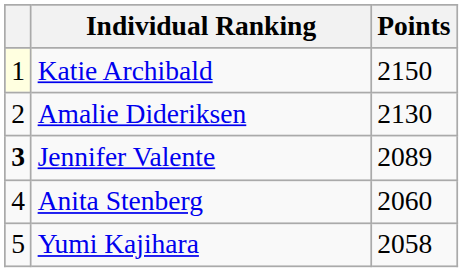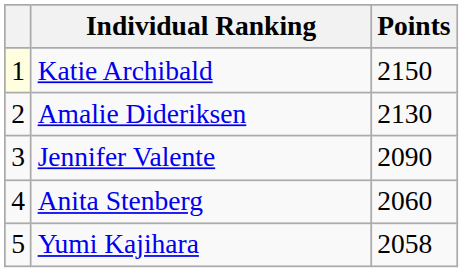(18, 157) bold -> (18, 157) normal
(405, 157) 2089 -> (405, 157) 2090
